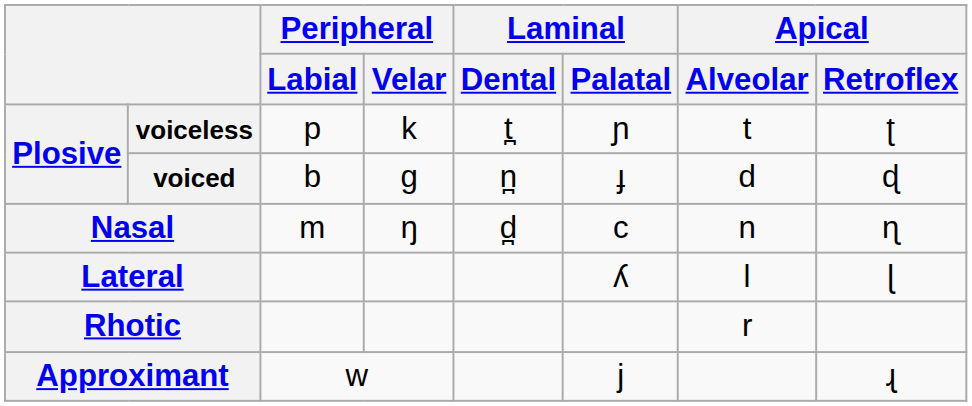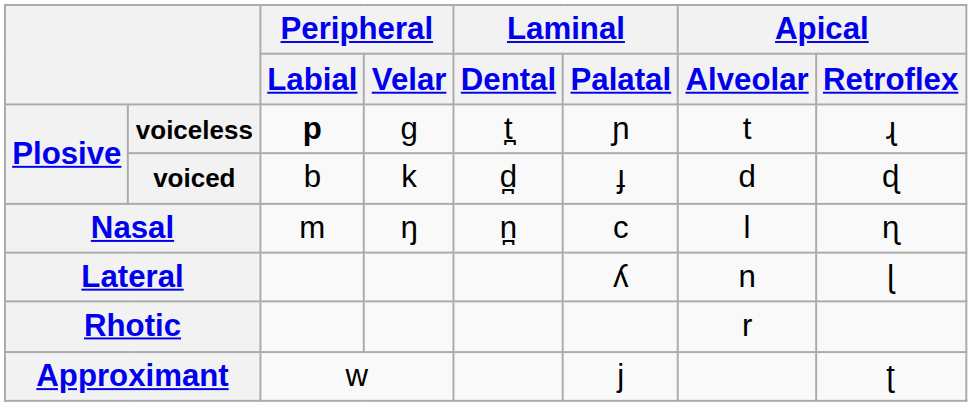(312, 128) normal -> (312, 128) bold
(409, 128) k -> (409, 128) ɡ
(891, 128) ʈ -> (891, 128) ɻ
(409, 177) ɡ -> (409, 177) k
(508, 177) n̪ -> (508, 177) d̪
(508, 227) d̪ -> (508, 227) n̪
(747, 227) n -> (747, 227) l
(747, 276) l -> (747, 276) n
(891, 375) ɻ -> (891, 375) ʈ
